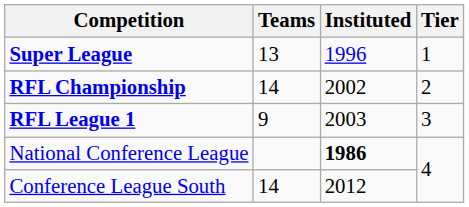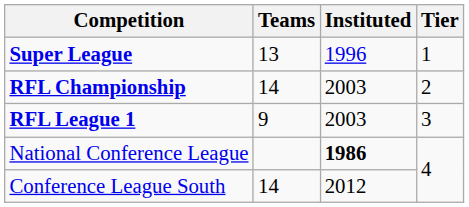(346, 86) 2002 -> (346, 86) 2003
